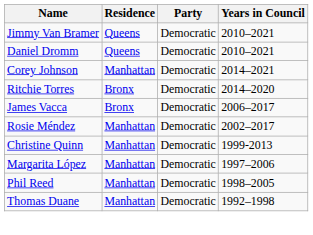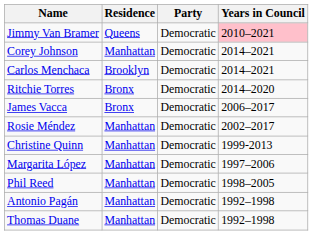(248, 32) no background -> (248, 32) pink background
- row: (43, 51)
+ row: (48, 70)
+ row: (42, 201)
